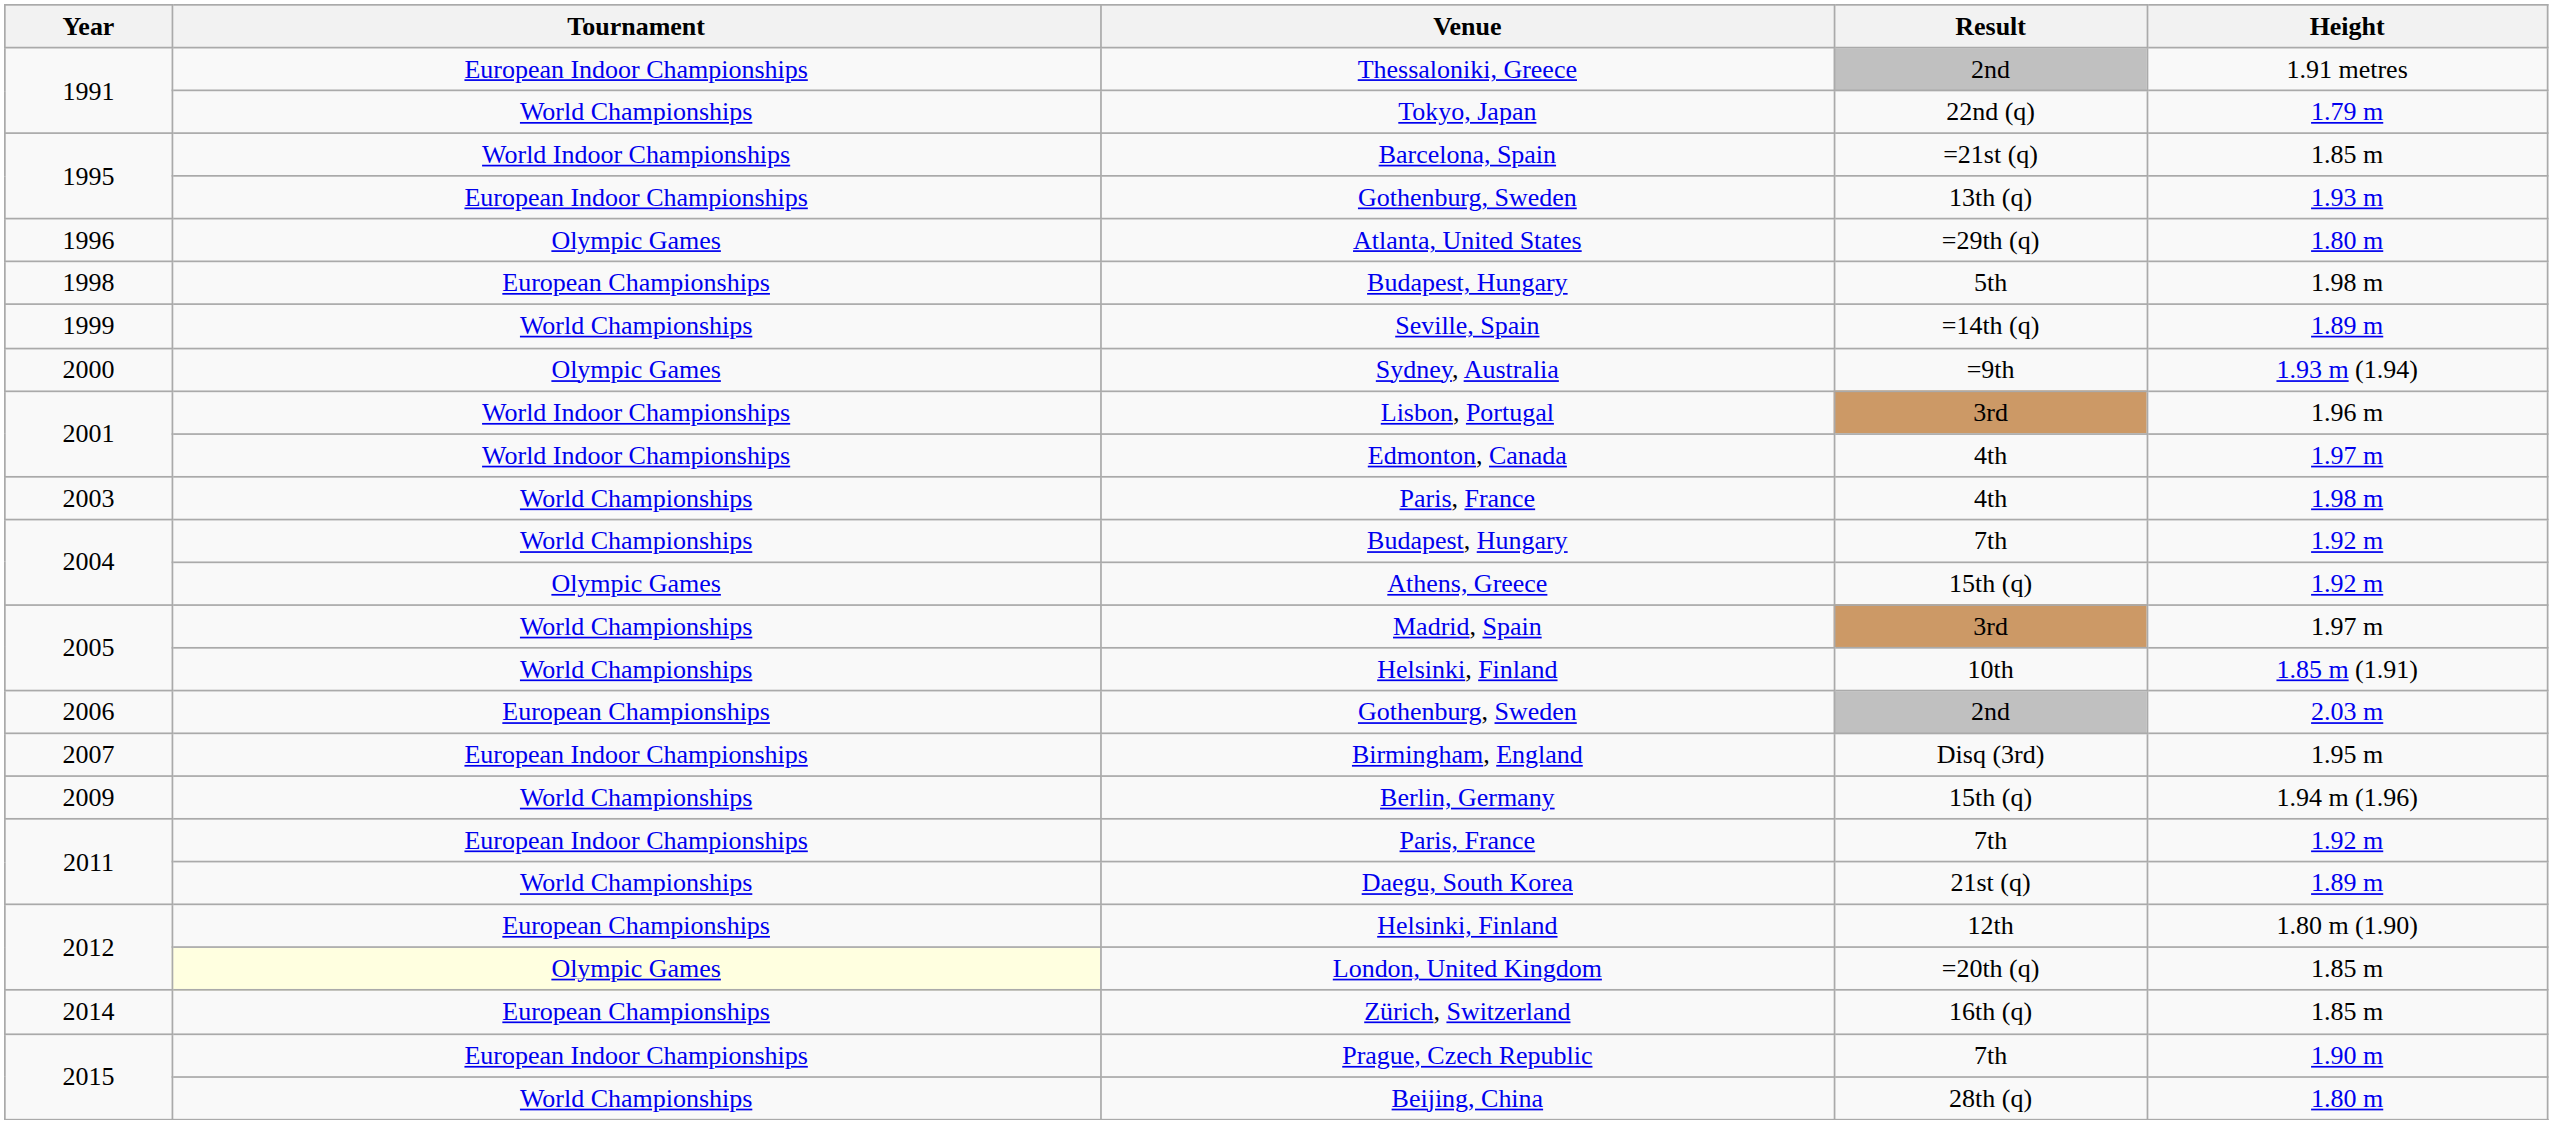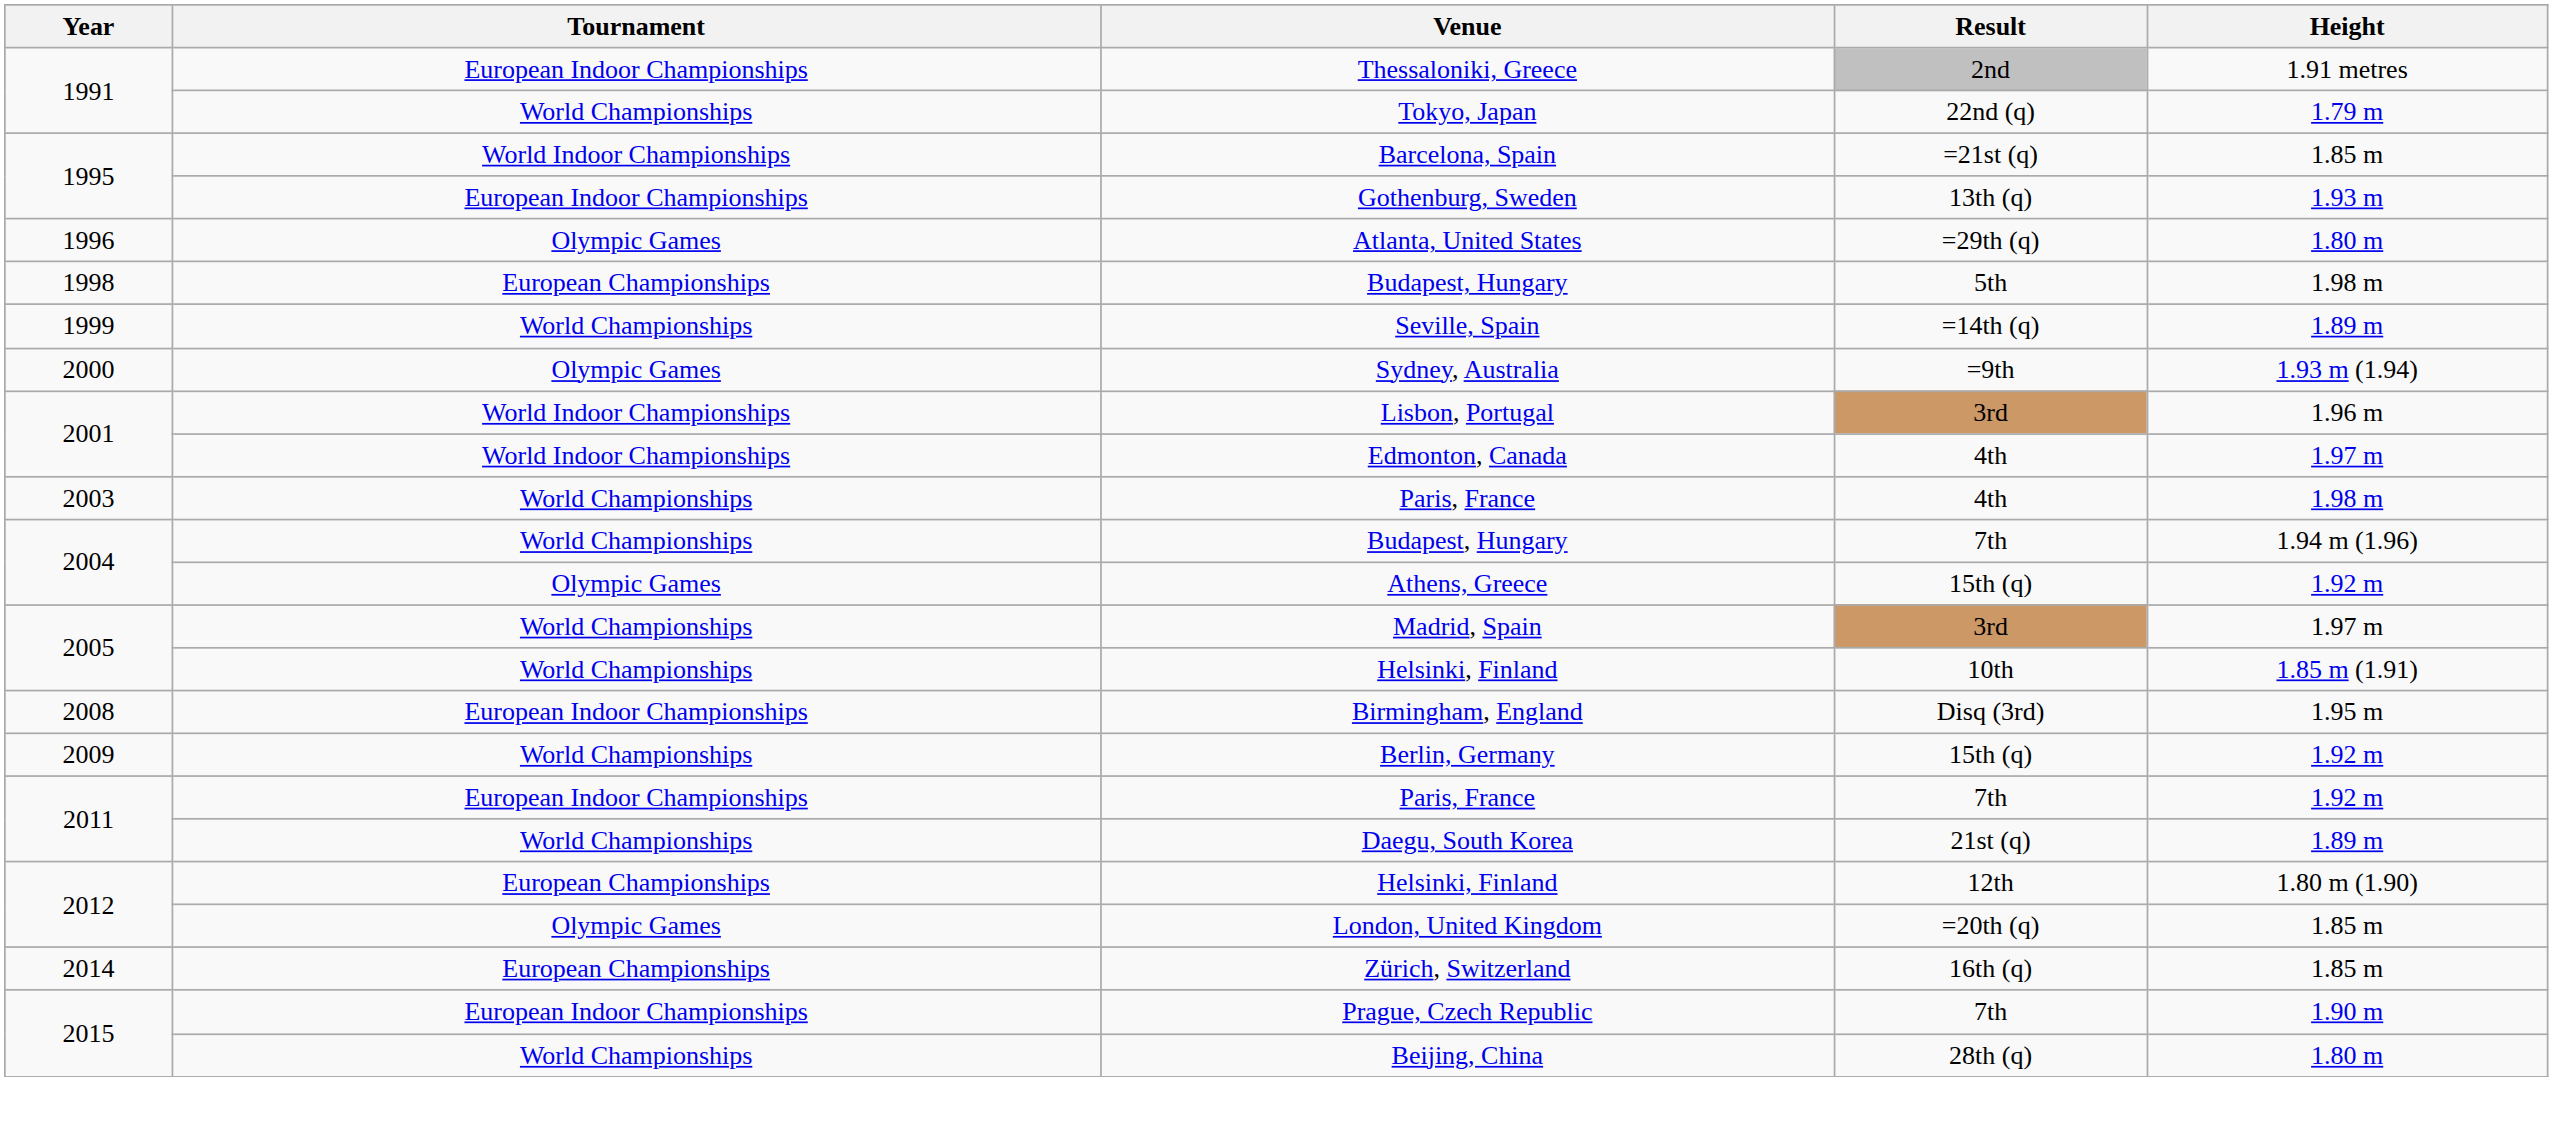(2347, 540) 1.92 m -> (2347, 540) 1.94 m (1.96)
- row: (1467, 711)
(88, 754) 2007 -> (88, 711) 2008
(2347, 797) 1.94 m (1.96) -> (2347, 754) 1.92 m
(636, 968) lightyellow background -> (636, 926) no background
